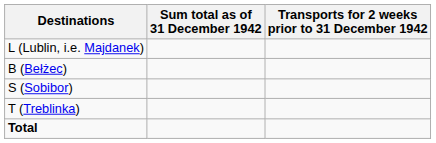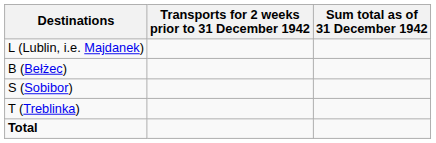columns swapped: (348, 21) <-> (206, 21)
